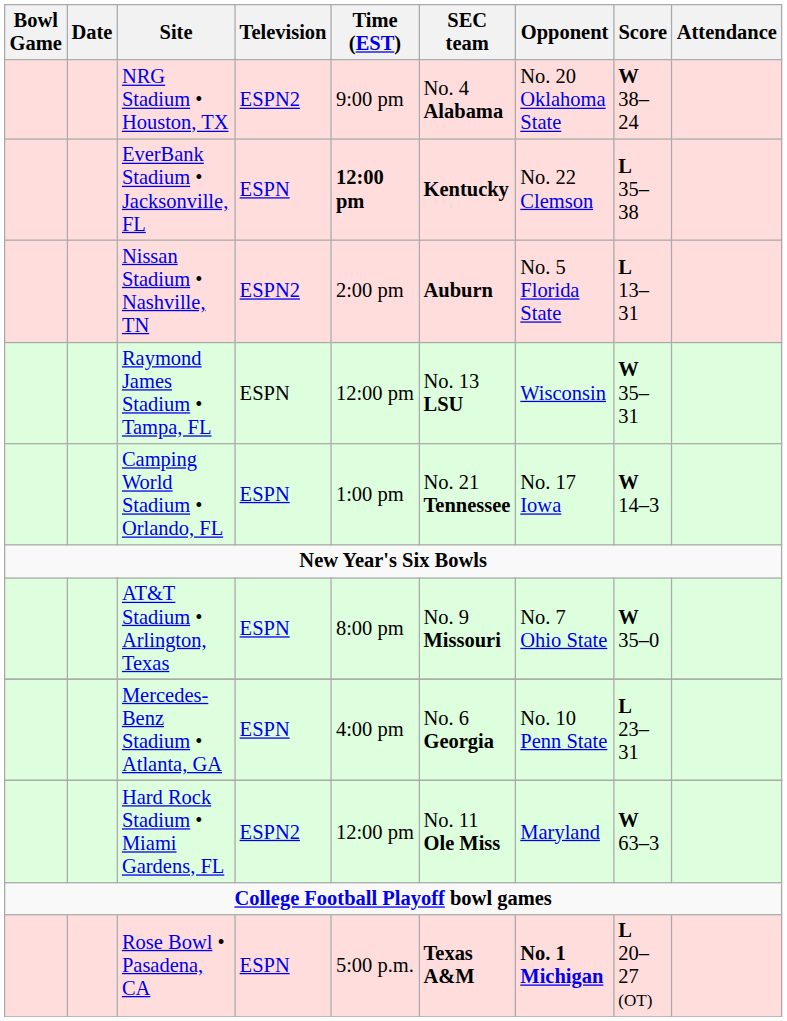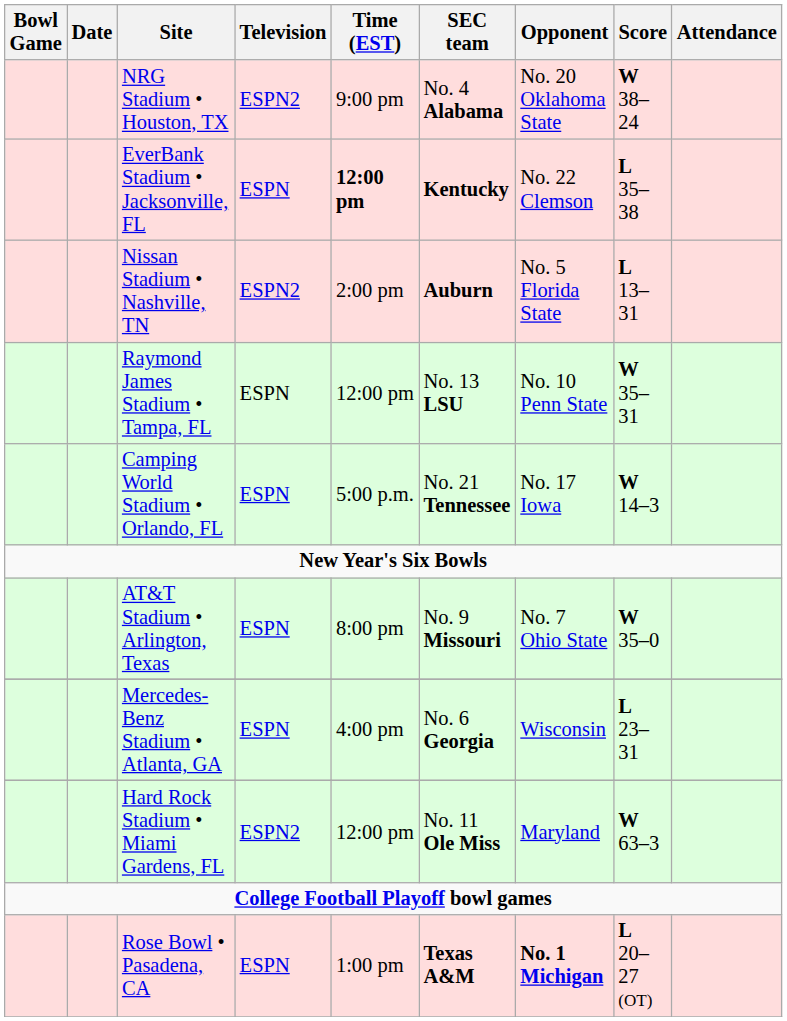(563, 392) Wisconsin -> (564, 392) No. 10 Penn State
(370, 494) 1:00 pm -> (375, 494) 5:00 p.m.
(564, 729) No. 10 Penn State -> (563, 729) Wisconsin
(375, 965) 5:00 p.m. -> (370, 965) 1:00 pm
